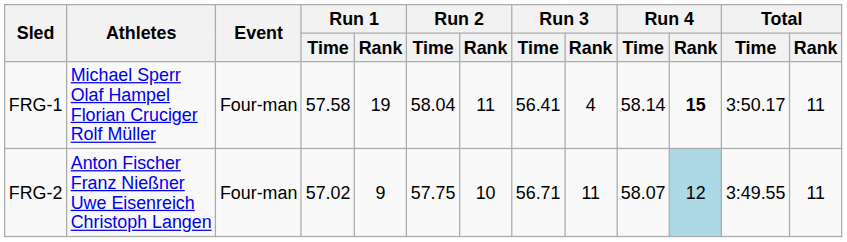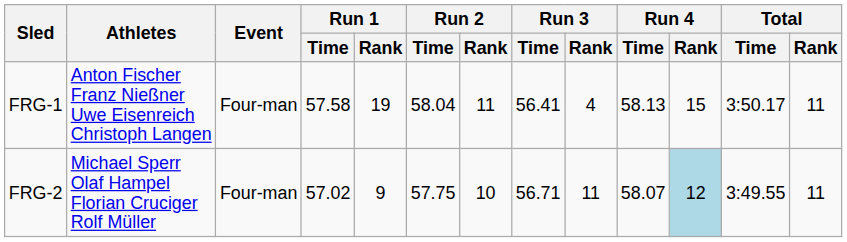(134, 105) Michael Sperr Olaf Hampel Florian Cruciger Rolf Müller -> (141, 105) Anton Fischer Franz Nießner Uwe Eisenreich Christoph Langen
(643, 105) 58.14 -> (643, 105) 58.13
(696, 105) bold -> (696, 105) normal
(141, 193) Anton Fischer Franz Nießner Uwe Eisenreich Christoph Langen -> (134, 193) Michael Sperr Olaf Hampel Florian Cruciger Rolf Müller
